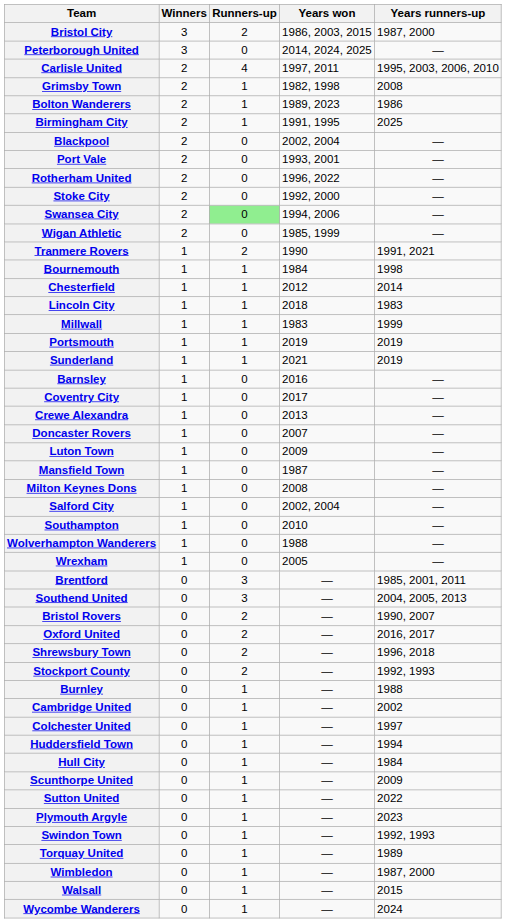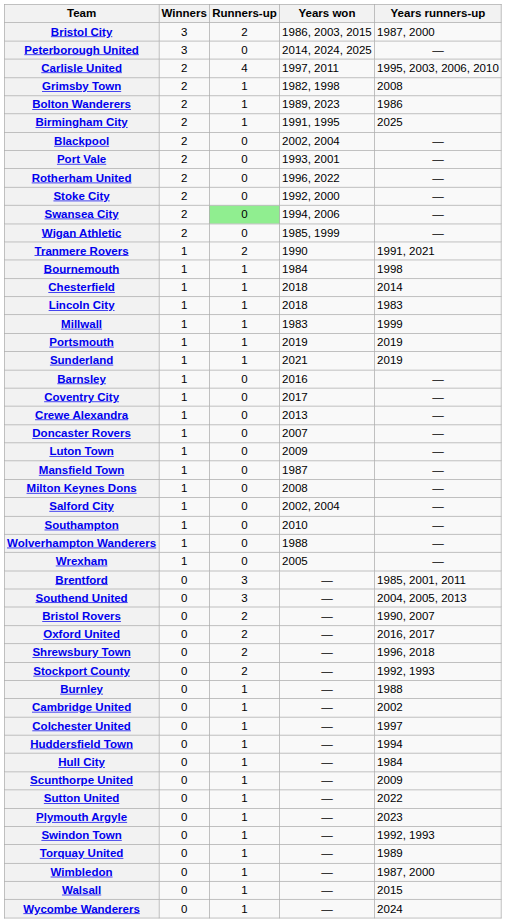(295, 287) 2012 -> (295, 287) 2018
